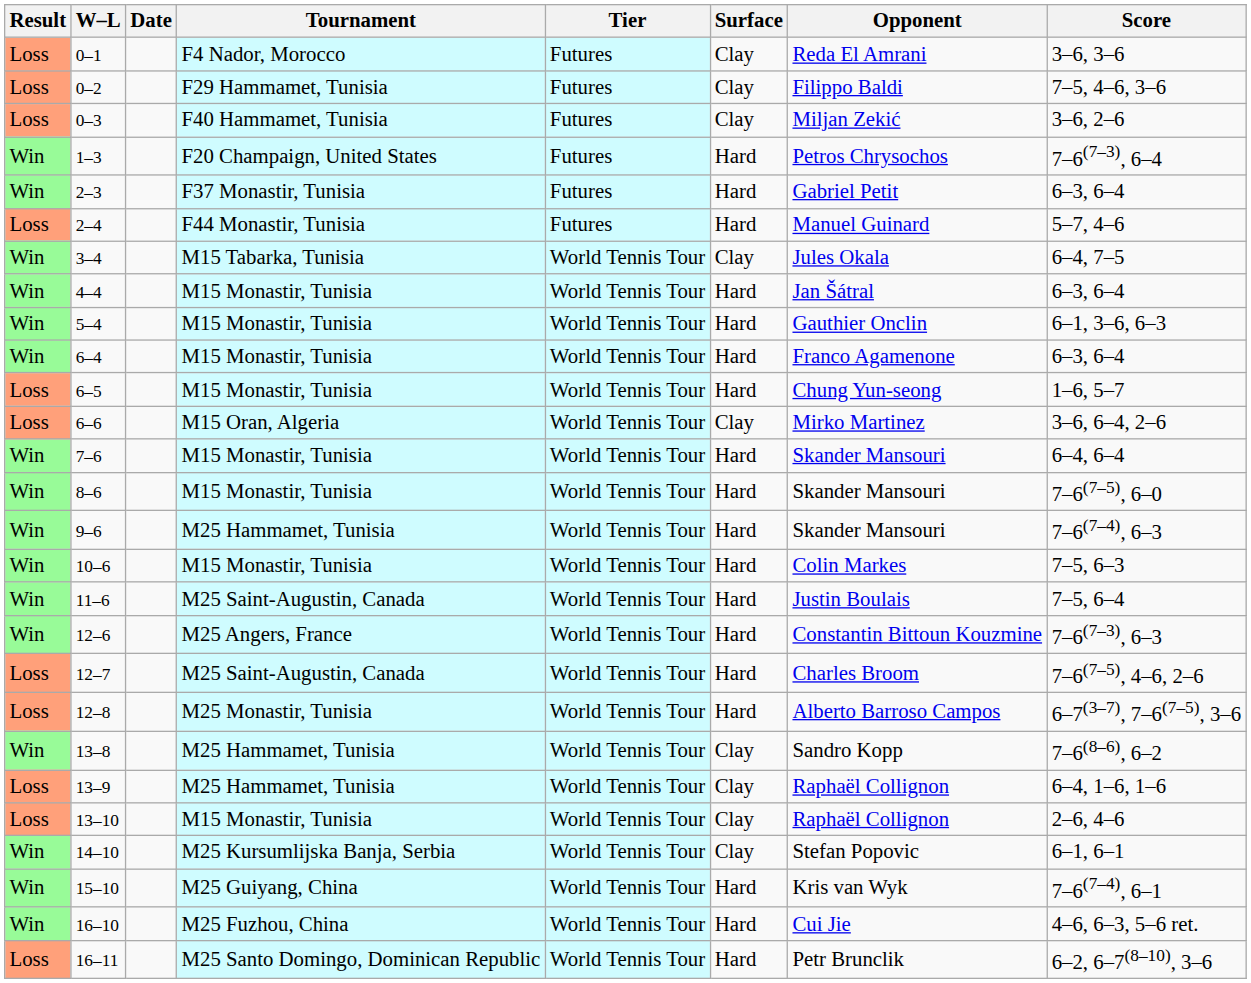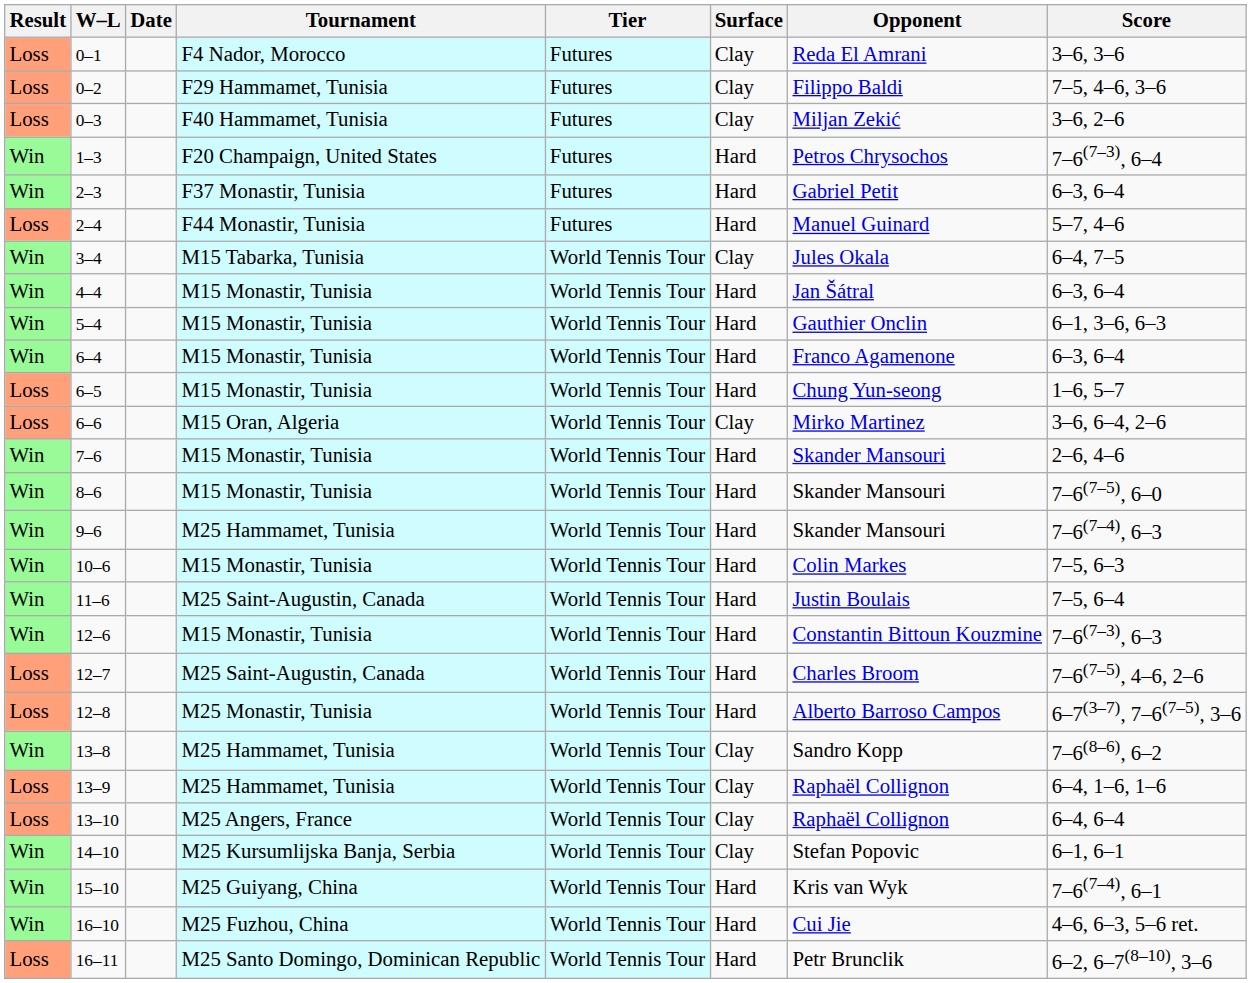(1088, 455) 6–4, 6–4 -> (1088, 455) 2–6, 4–6
(267, 634) M25 Angers, France -> (277, 634) M15 Monastir, Tunisia
(277, 819) M15 Monastir, Tunisia -> (267, 819) M25 Angers, France
(1088, 819) 2–6, 4–6 -> (1088, 819) 6–4, 6–4
